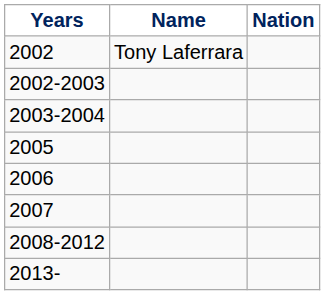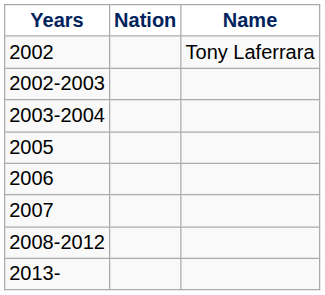columns swapped: (179, 20) <-> (283, 20)
